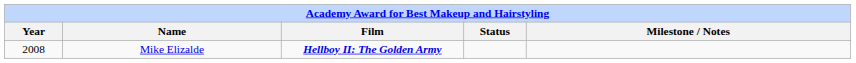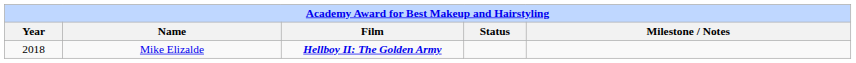(34, 49) 2008 -> (34, 49) 2018
